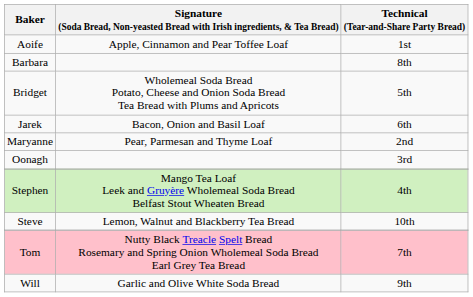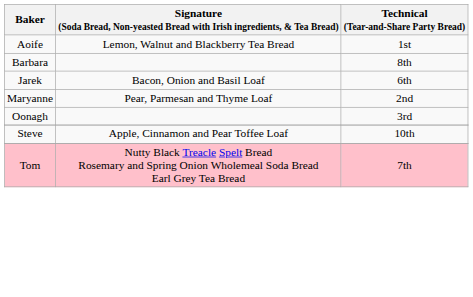(198, 44) Apple, Cinnamon and Pear Toffee Loaf -> (198, 44) Lemon, Walnut and Blackberry Tea Bread
- row: (30, 93)
- row: (30, 190)
(198, 221) Lemon, Walnut and Blackberry Tea Bread -> (198, 134) Apple, Cinnamon and Pear Toffee Loaf
- row: (30, 283)
